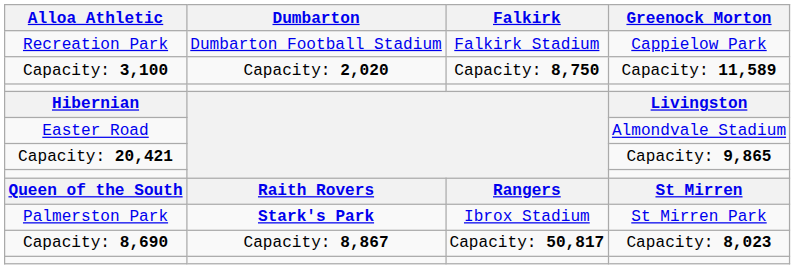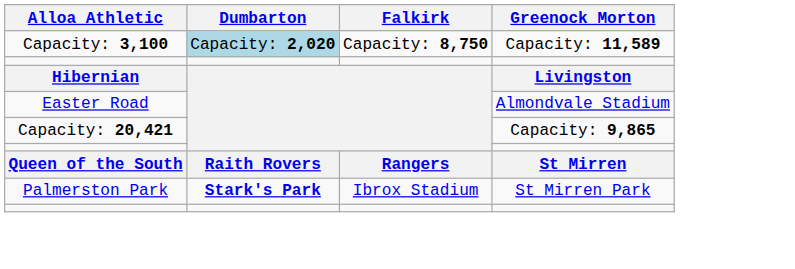- row: (96, 44)
(316, 70) no background -> (263, 44) lightblue background
- row: (96, 243)
